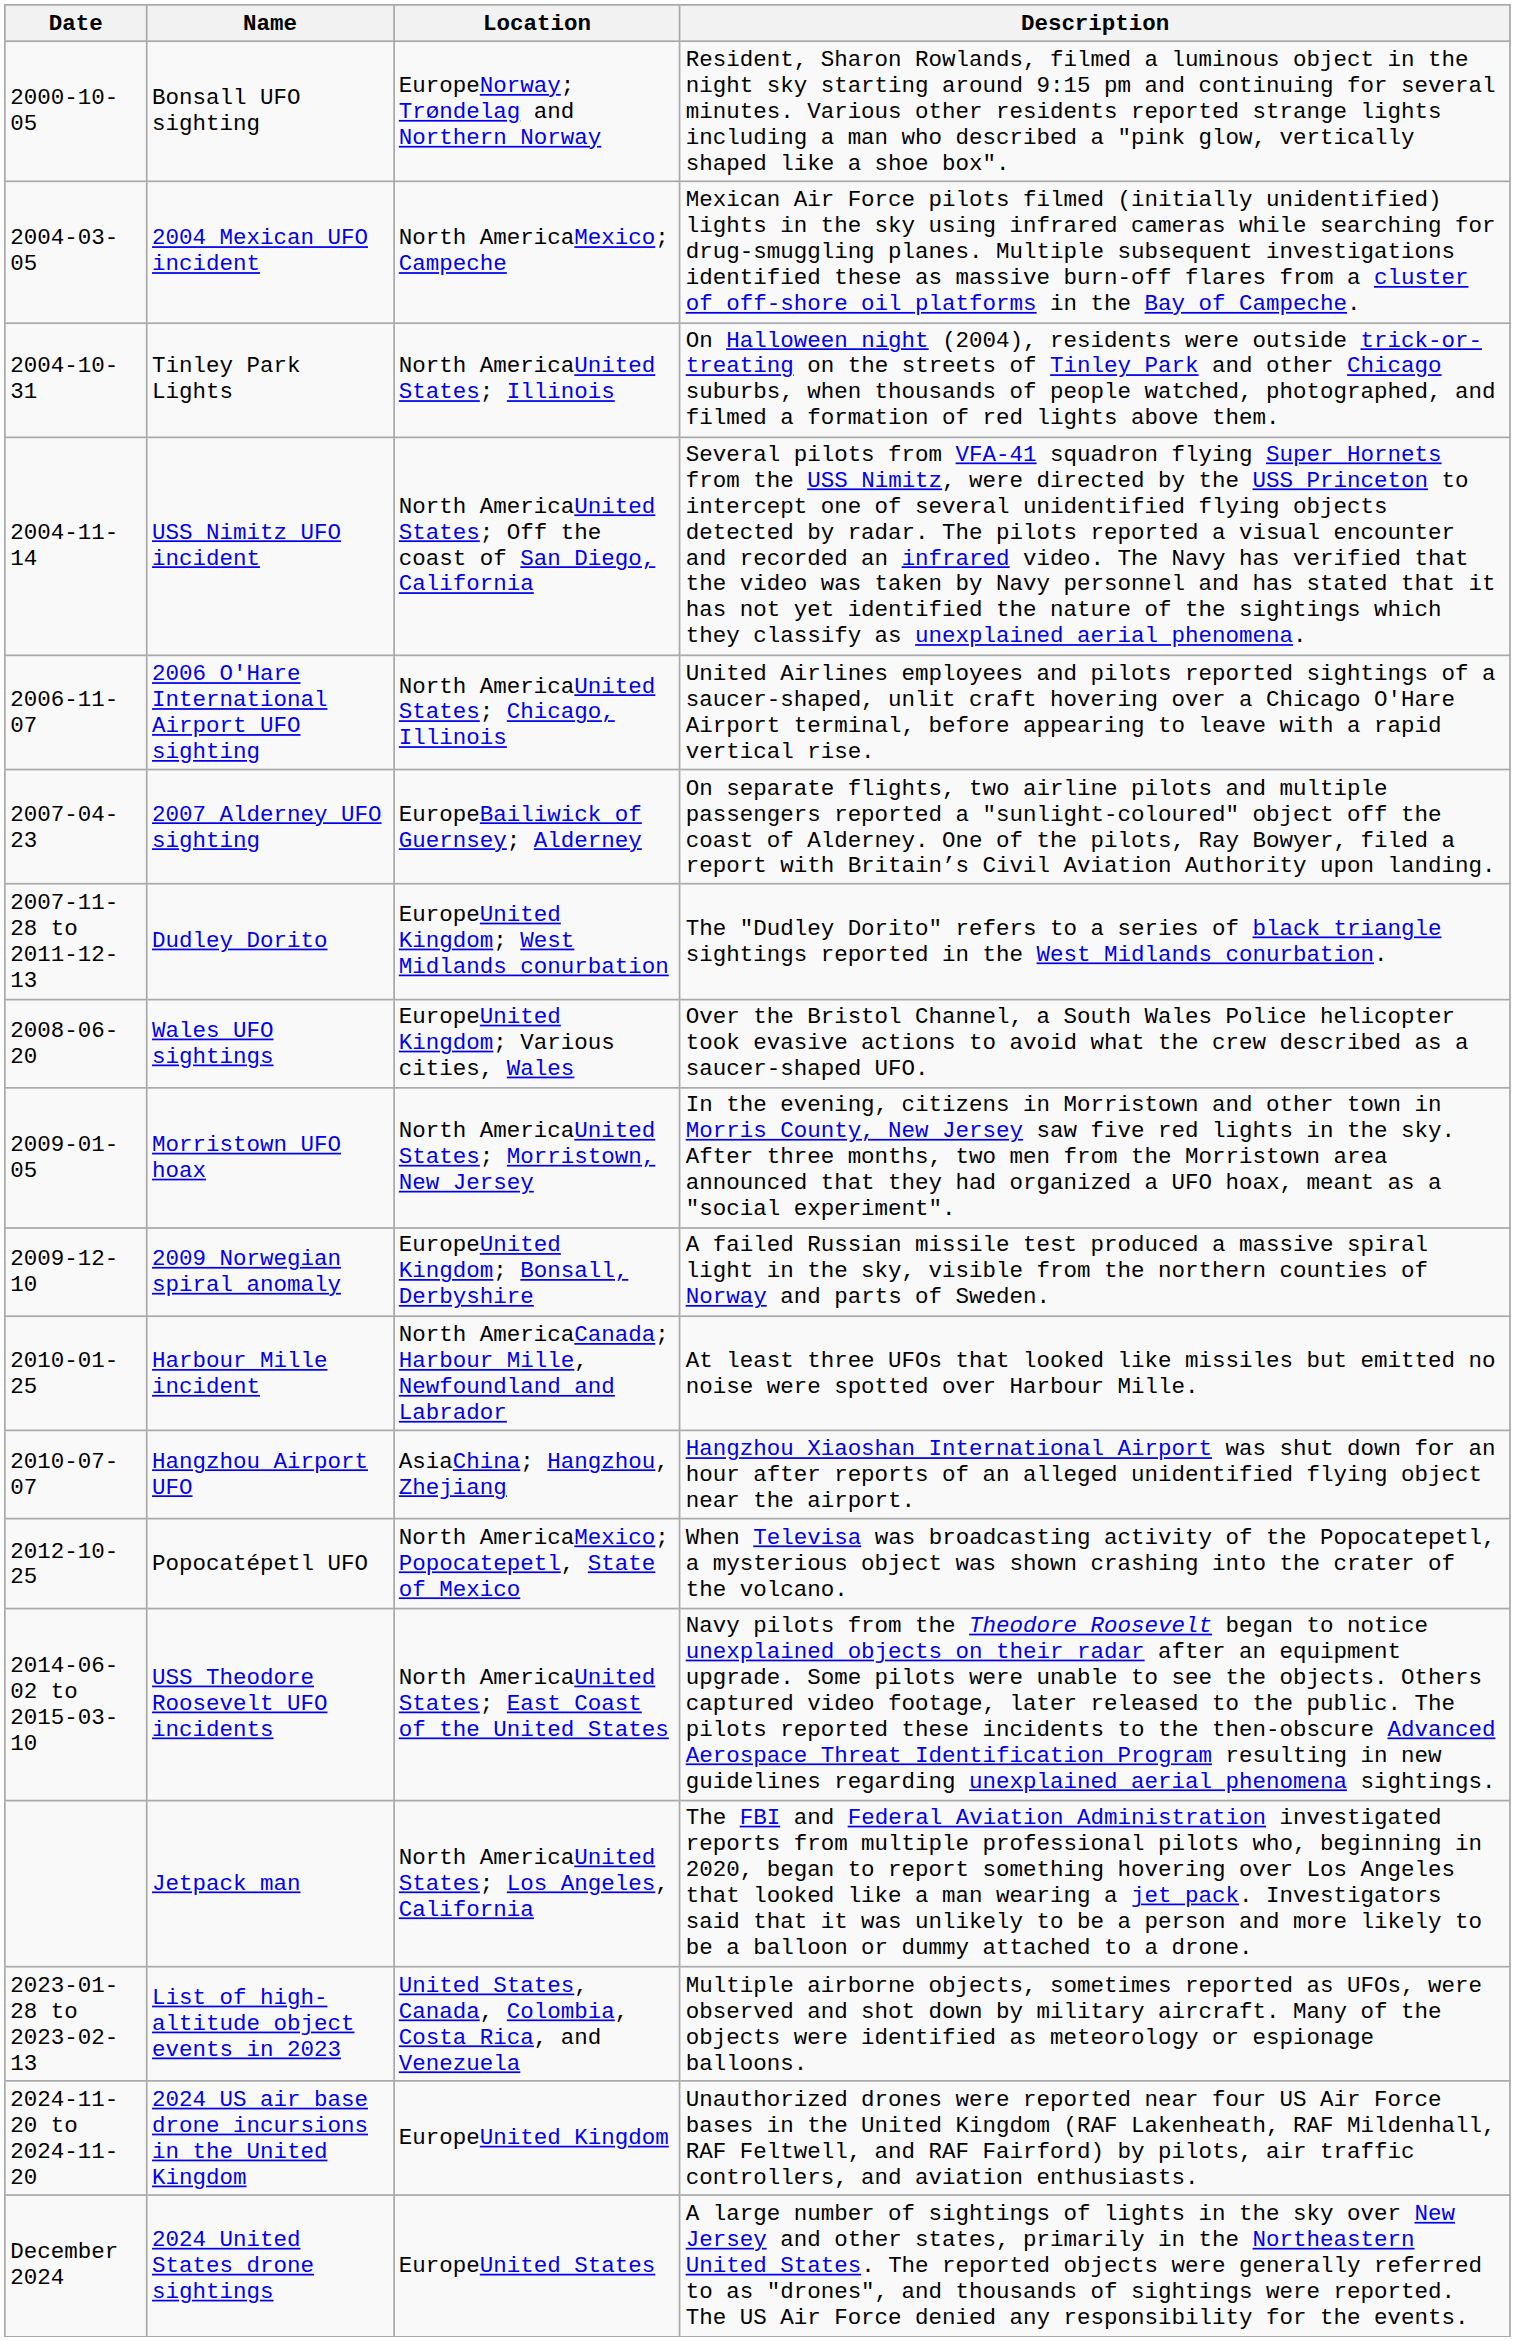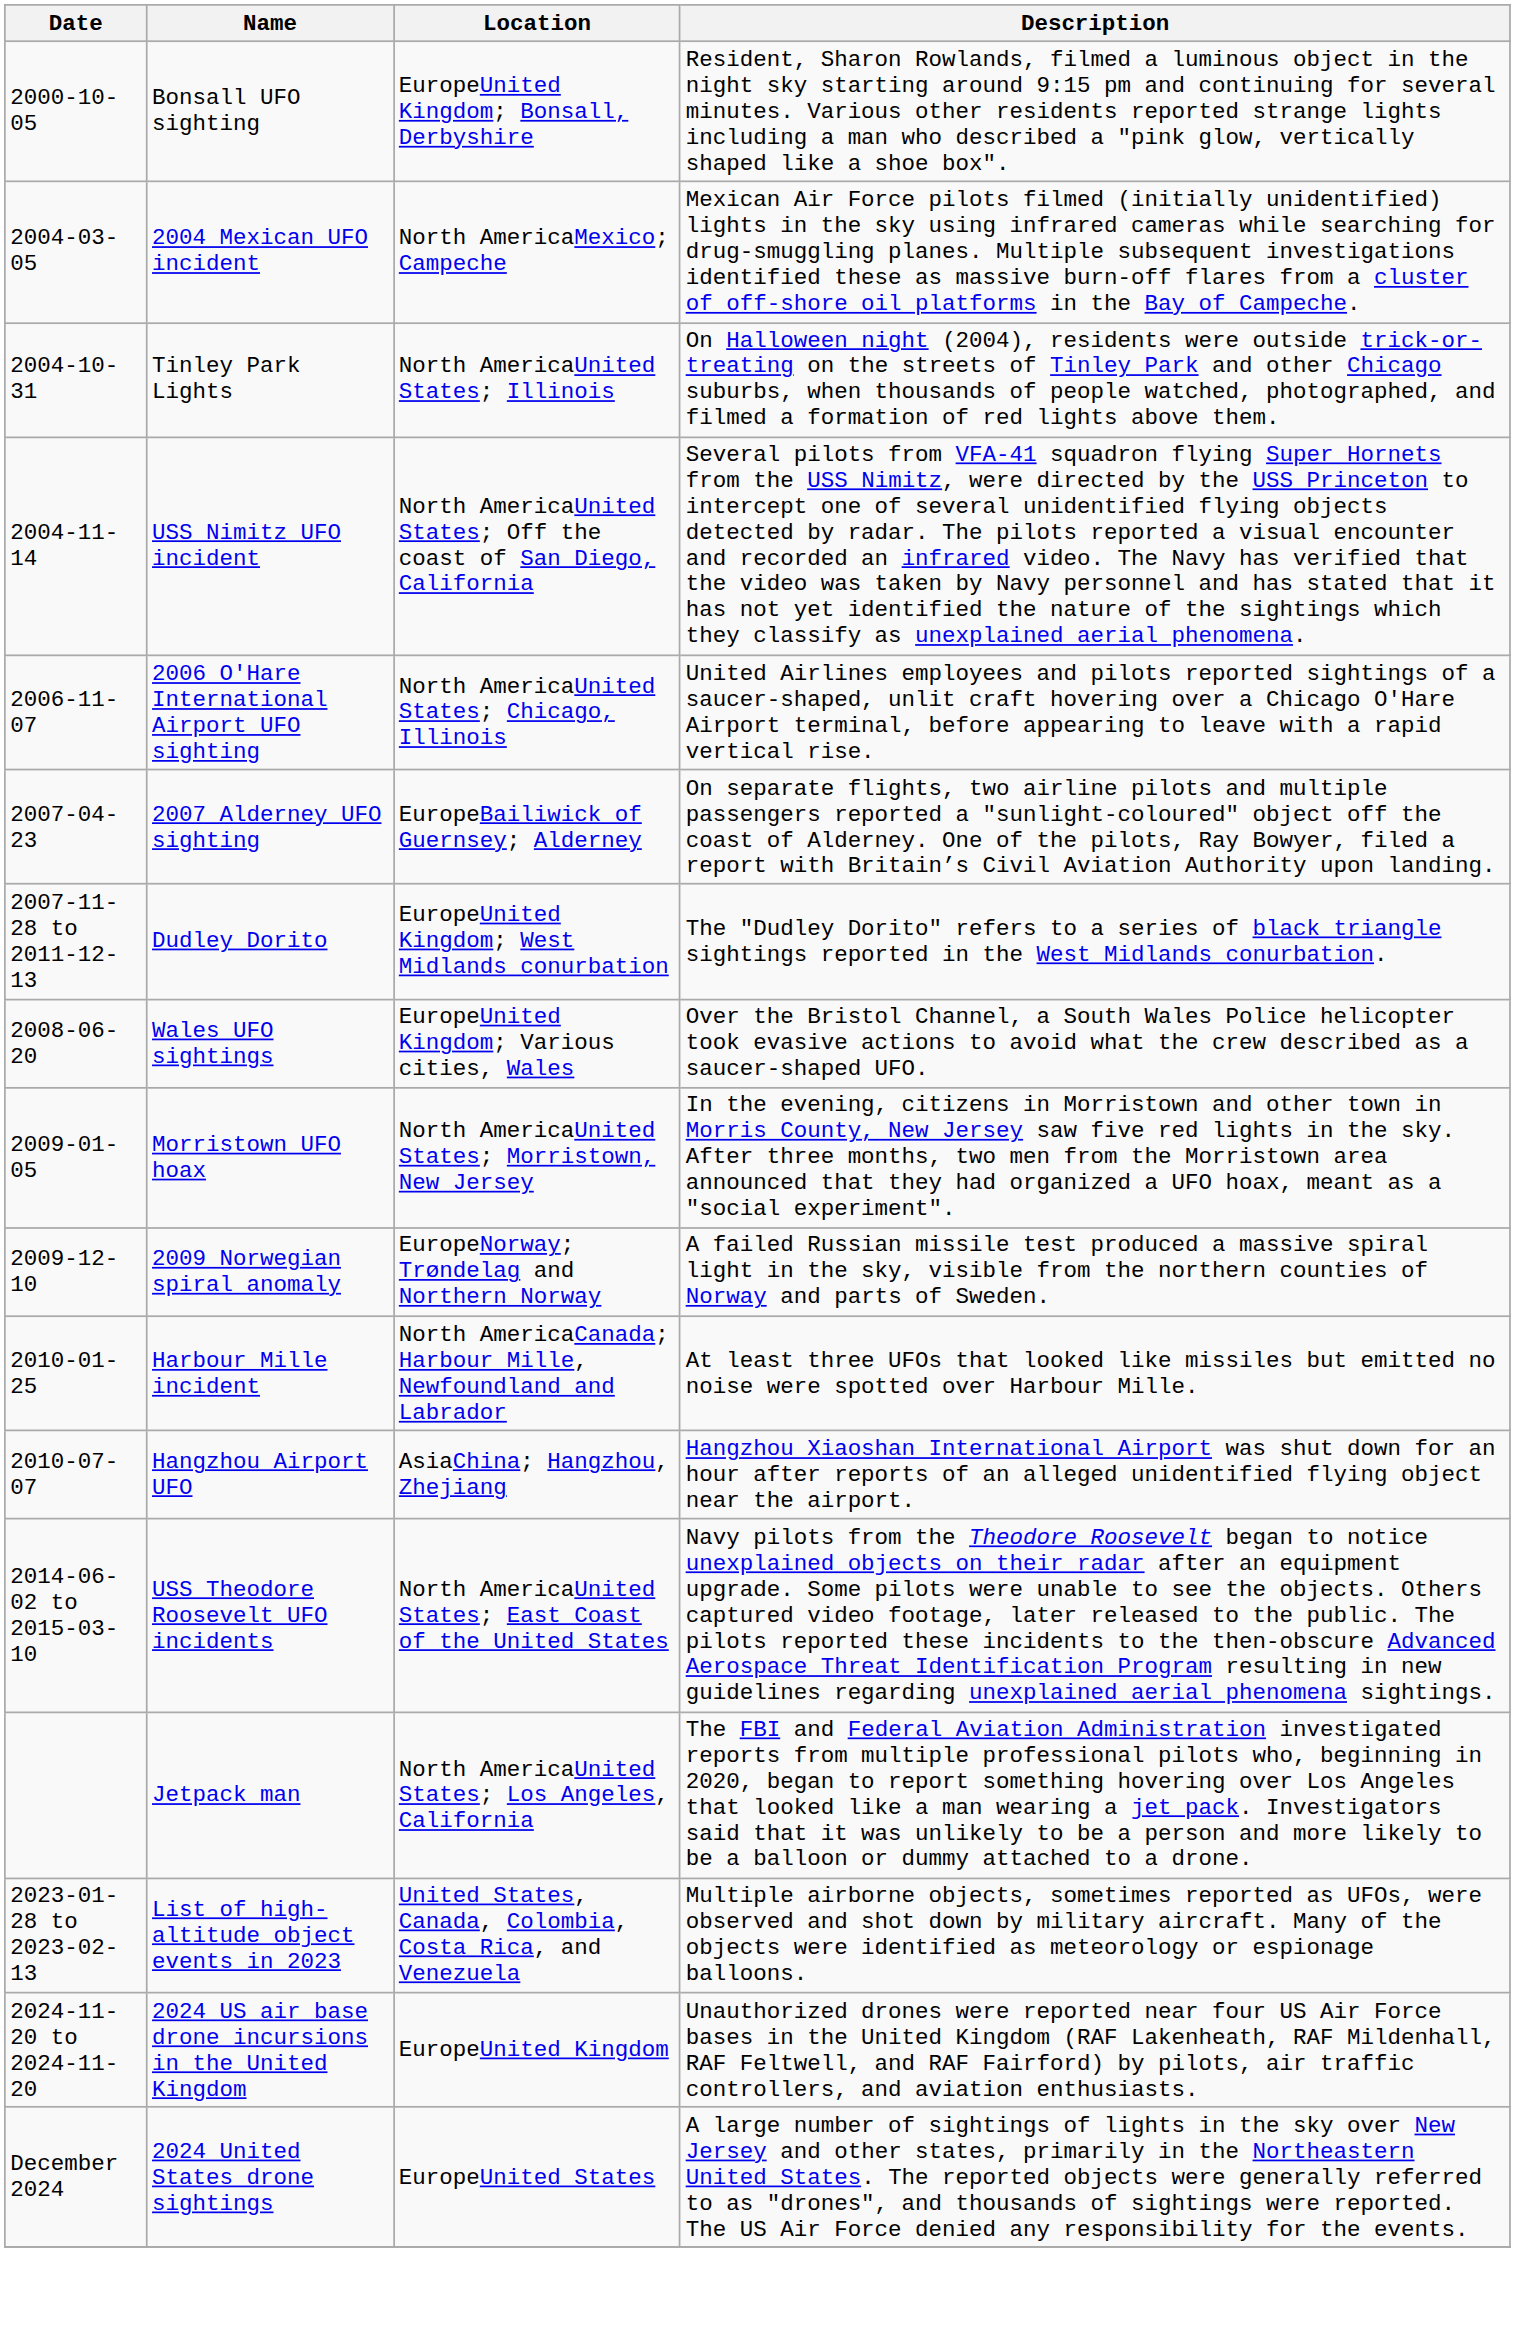(500, 112) EuropeNorway; Trøndelag and Northern Norway -> (514, 112) EuropeUnited Kingdom; Bonsall, Derbyshire
(514, 1272) EuropeUnited Kingdom; Bonsall, Derbyshire -> (500, 1272) EuropeNorway; Trøndelag and Northern Norway
- row: (260, 1564)
